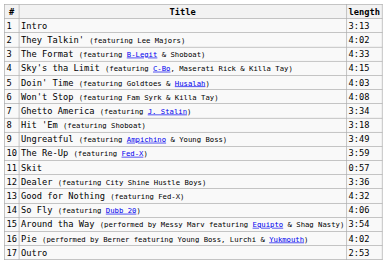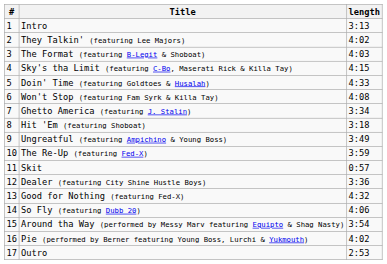(359, 54) 4:33 -> (359, 54) 4:03
(359, 82) 4:03 -> (359, 82) 4:33
